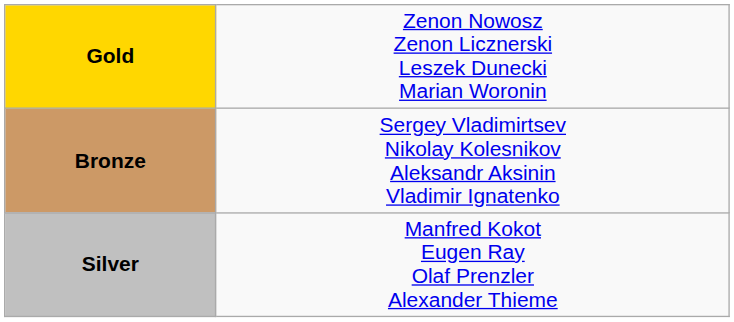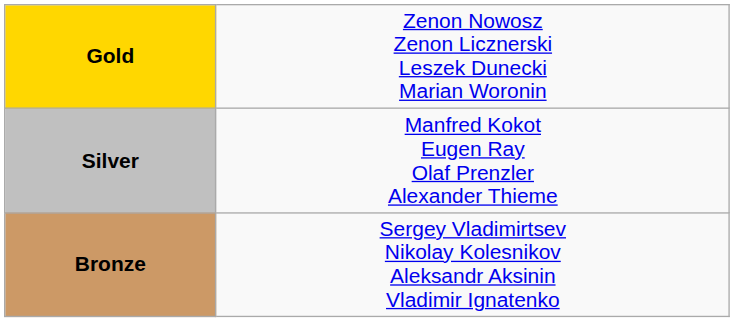rows swapped: (110, 264) <-> (110, 160)
